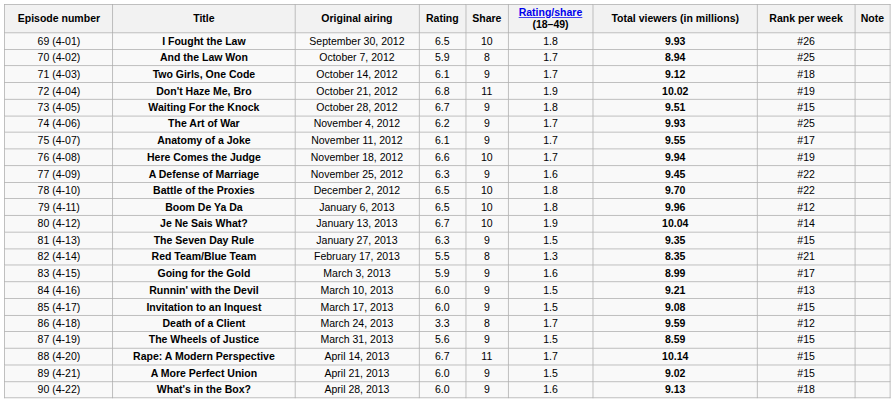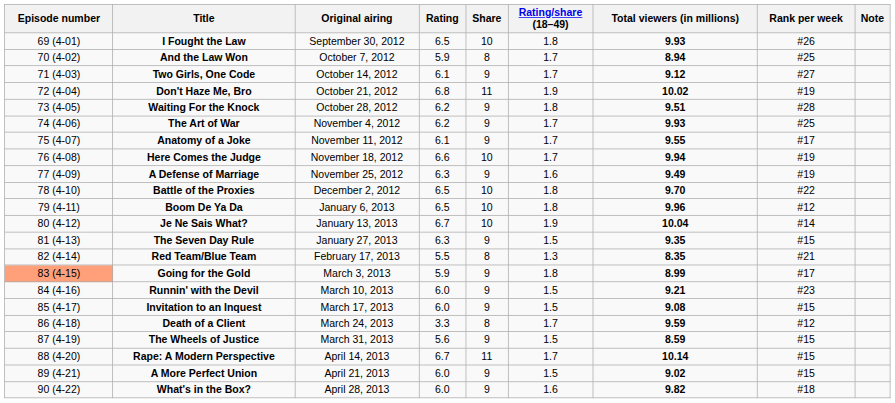(806, 75) #18 -> (806, 75) #27
(442, 108) 6.7 -> (442, 108) 6.2
(806, 108) #15 -> (806, 108) #28
(675, 174) 9.45 -> (675, 174) 9.49
(806, 174) #22 -> (806, 174) #19
(59, 274) no background -> (59, 274) lightsalmon background
(550, 274) 1.6 -> (550, 274) 1.8
(806, 290) #13 -> (806, 290) #23
(675, 390) 9.13 -> (675, 390) 9.82
